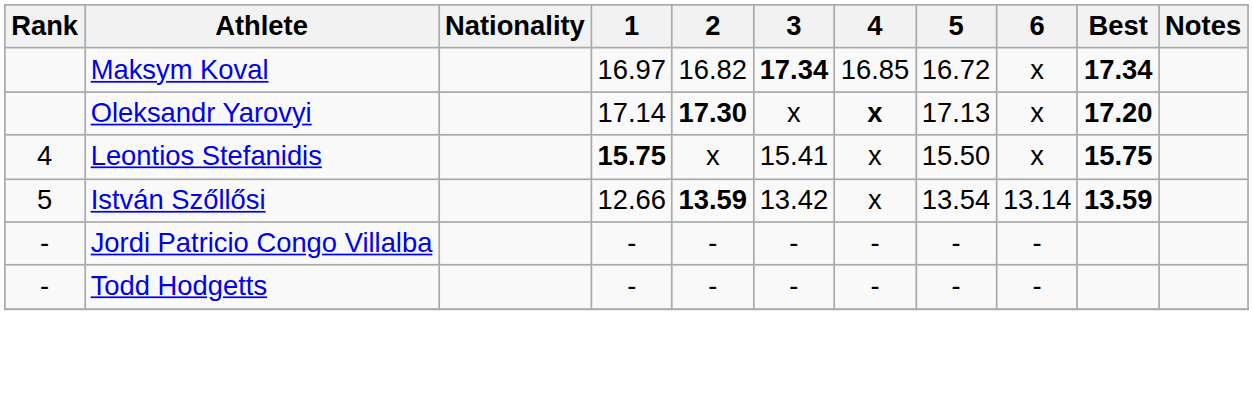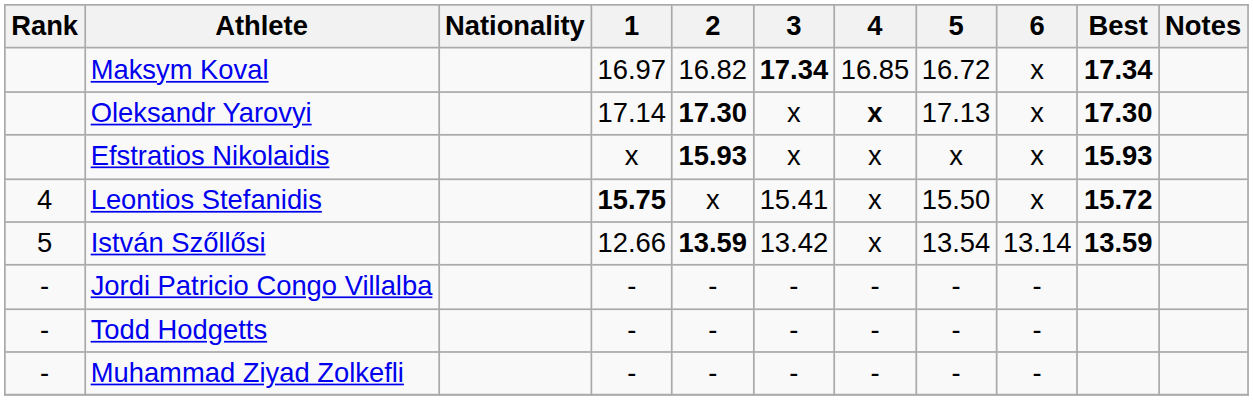(1118, 112) 17.20 -> (1118, 112) 17.30
+ row: (210, 156)
(1118, 156) 15.75 -> (1118, 199) 15.72
+ row: (247, 373)
